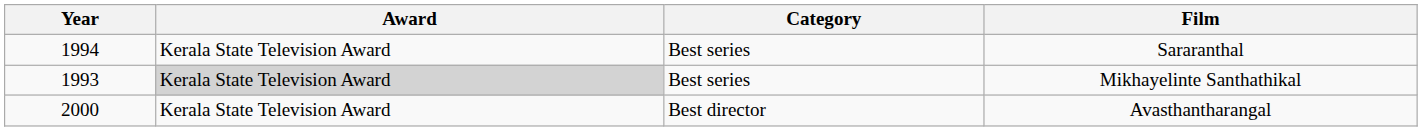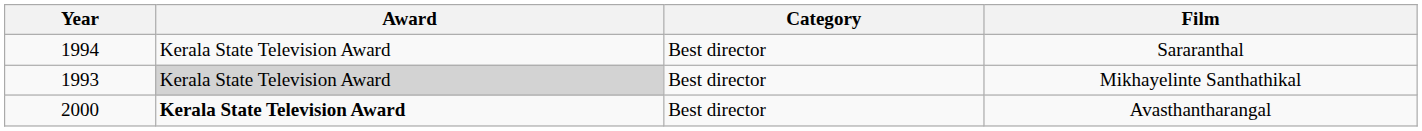(709, 49) Best series -> (717, 49) Best director
(709, 79) Best series -> (717, 79) Best director
(275, 110) normal -> (282, 110) bold
